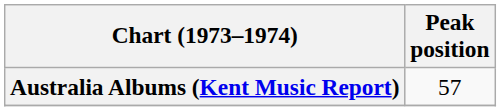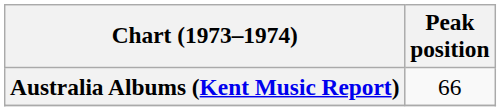(450, 86) 57 -> (450, 86) 66
